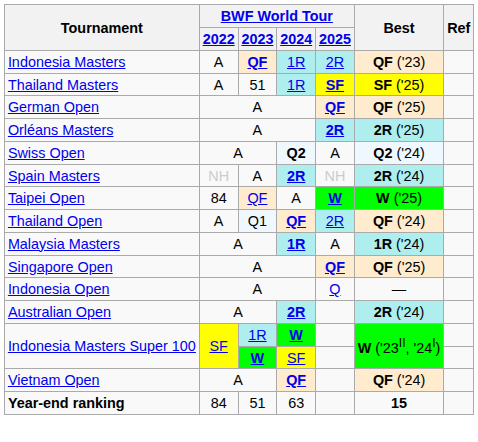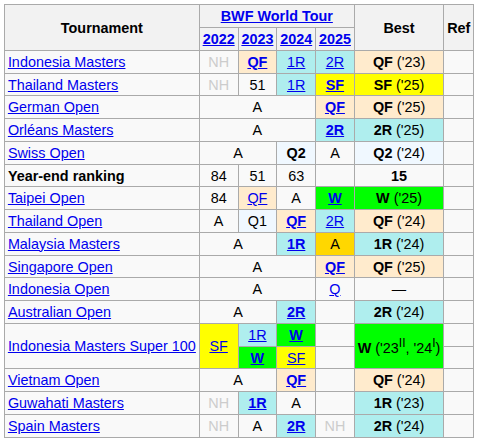(219, 62) A -> (219, 62) NH
(219, 85) A -> (219, 85) NH
rows swapped: (54, 176) <-> (66, 403)
(335, 244) no background -> (335, 244) gold background
+ row: (66, 403)
